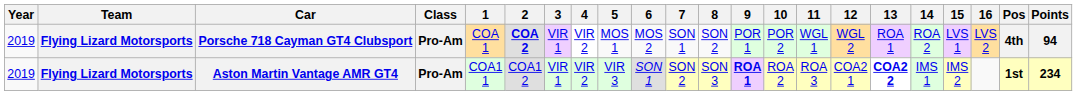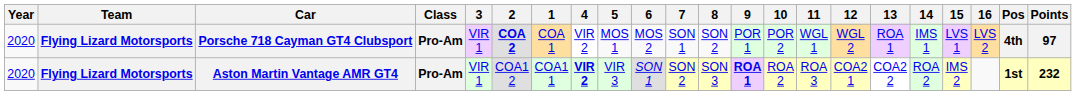columns swapped: (485, 15) <-> (558, 15)
(21, 41) 2019 -> (21, 41) 2020
(927, 41) ROA 2 -> (926, 41) IMS 1
(1050, 41) 94 -> (1049, 41) 97
(21, 74) 2019 -> (21, 74) 2020
(584, 74) normal -> (584, 74) bold
(890, 74) bold -> (890, 74) normal
(927, 74) IMS 1 -> (926, 74) ROA 2
(1050, 74) 234 -> (1049, 74) 232
